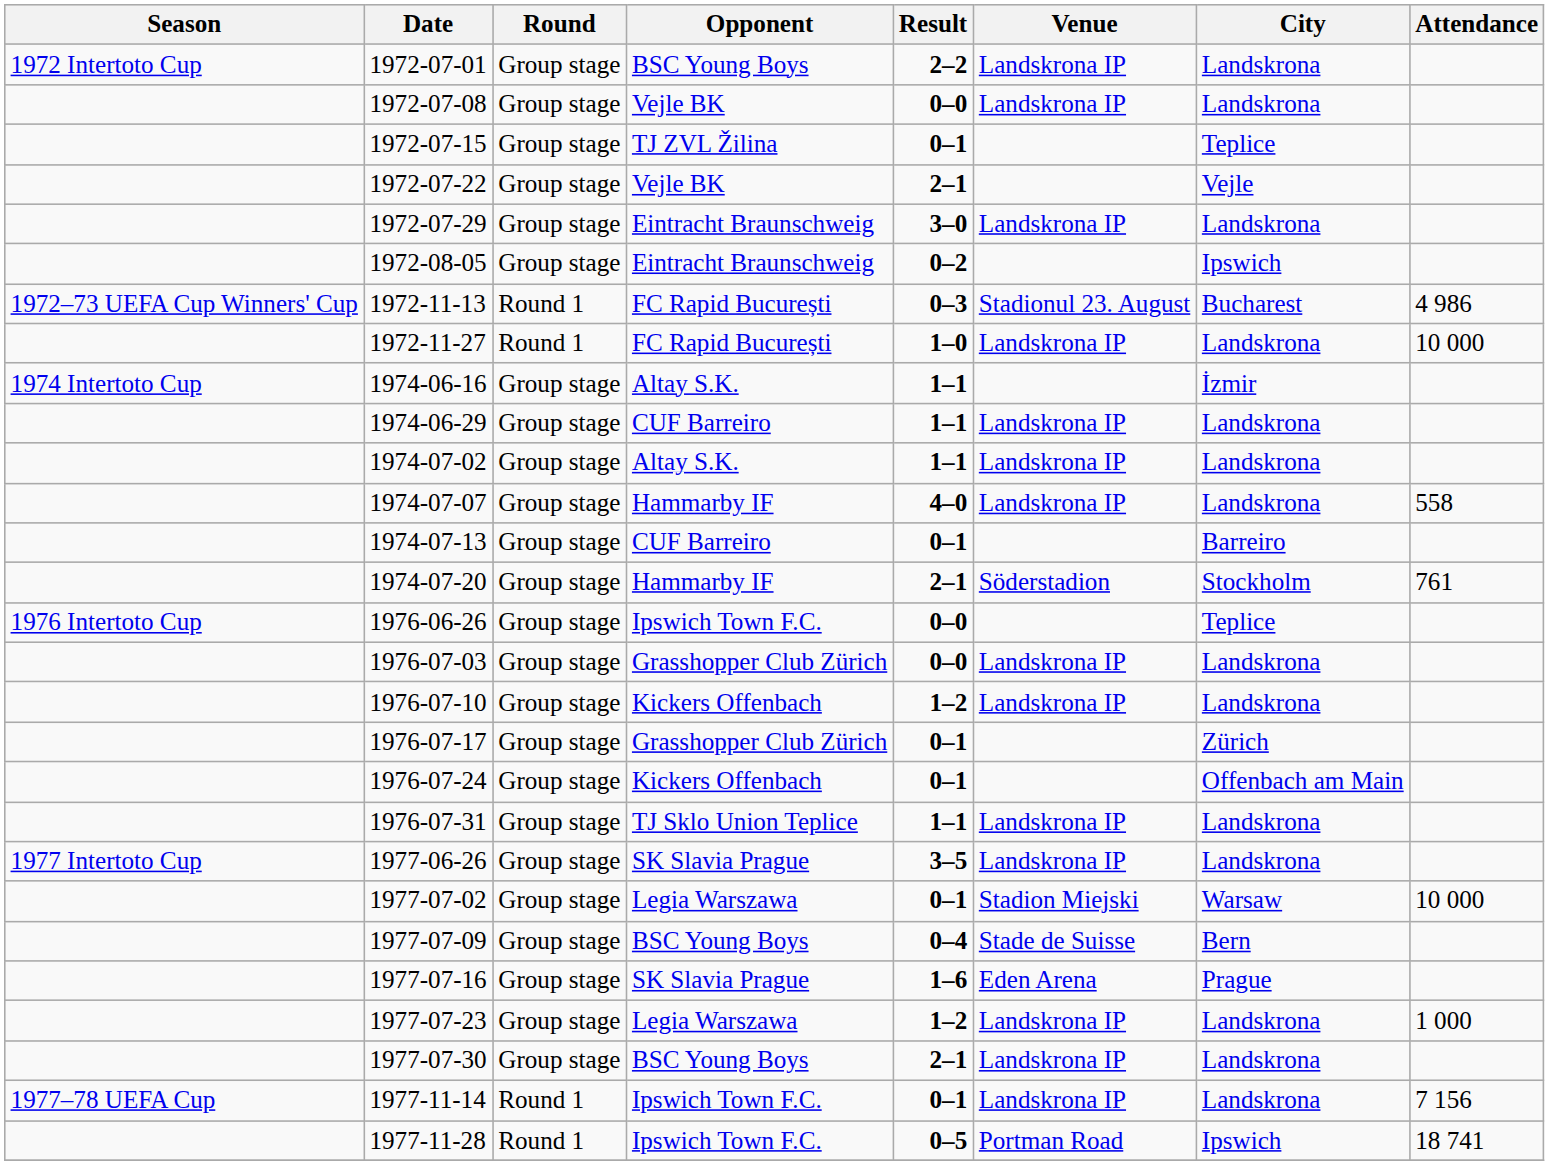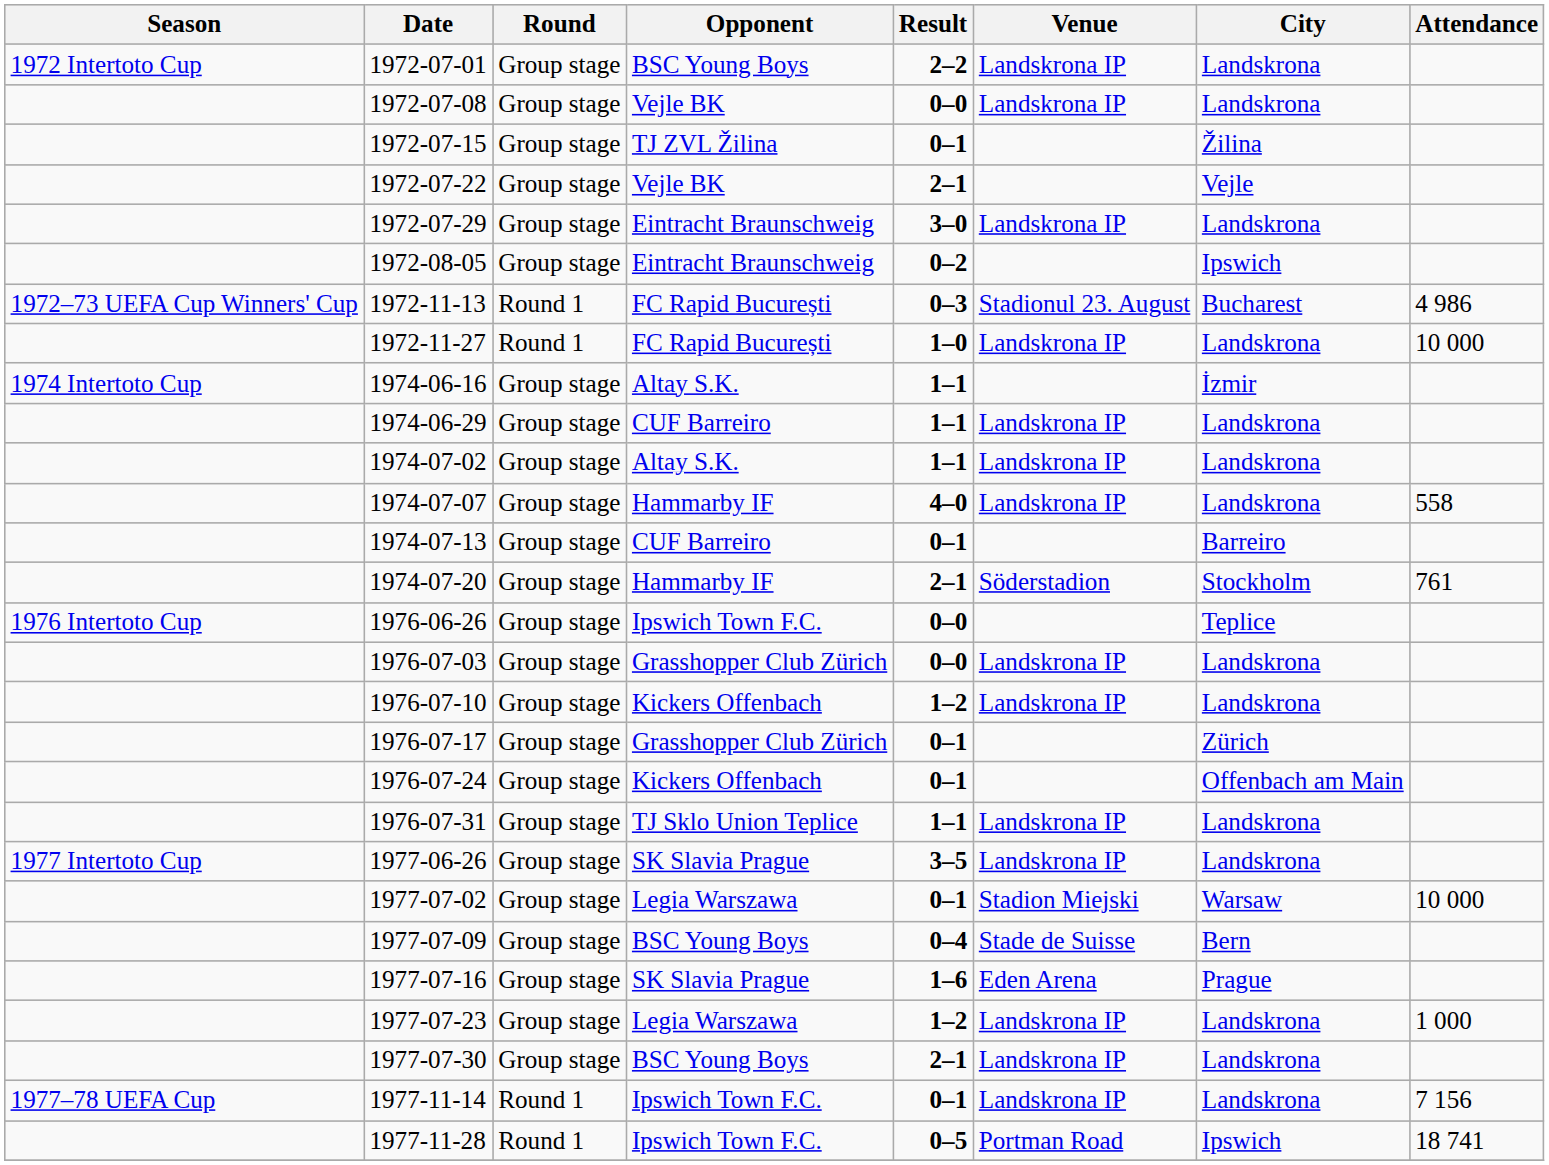(1239, 143) Teplice -> (1232, 143) Žilina
